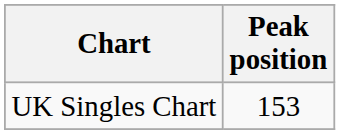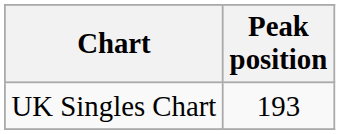(278, 105) 153 -> (278, 105) 193
